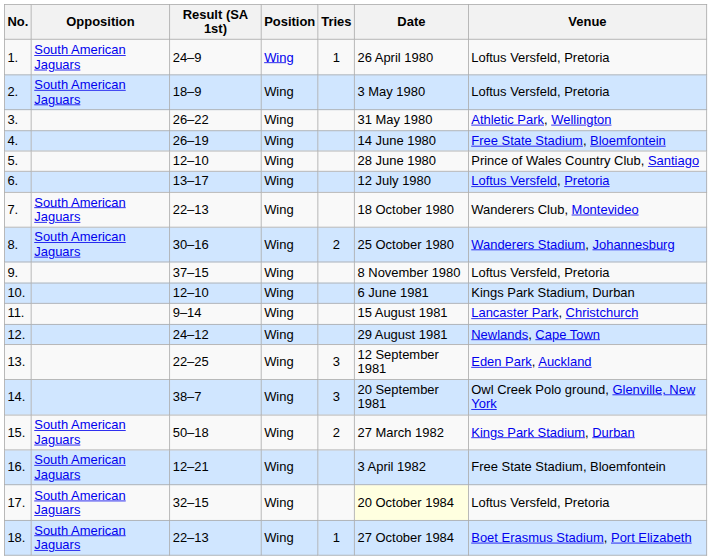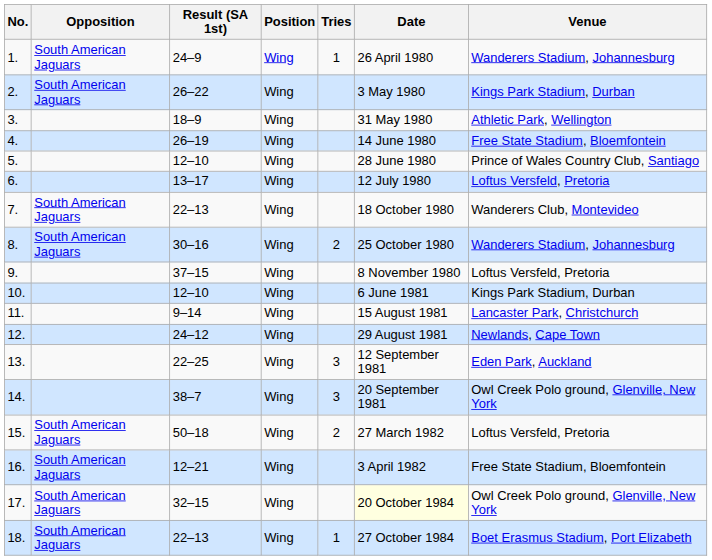(540, 57) Loftus Versfeld, Pretoria -> (573, 57) Wanderers Stadium, Johannesburg
(187, 92) 18–9 -> (191, 92) 26–22
(540, 92) Loftus Versfeld, Pretoria -> (553, 92) Kings Park Stadium, Durban
(191, 120) 26–22 -> (187, 120) 18–9
(553, 432) Kings Park Stadium, Durban -> (540, 432) Loftus Versfeld, Pretoria
(540, 502) Loftus Versfeld, Pretoria -> (583, 502) Owl Creek Polo ground, Glenville, New York
